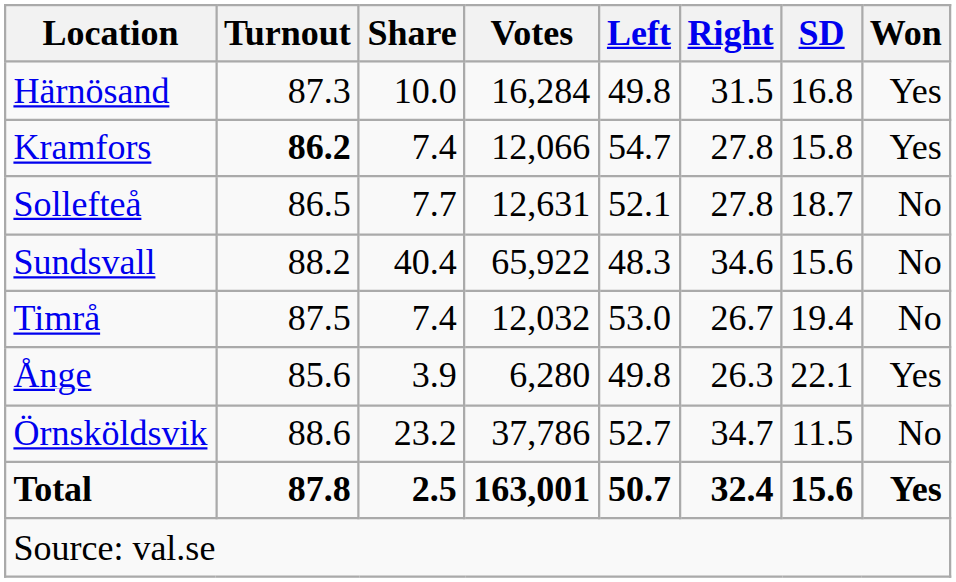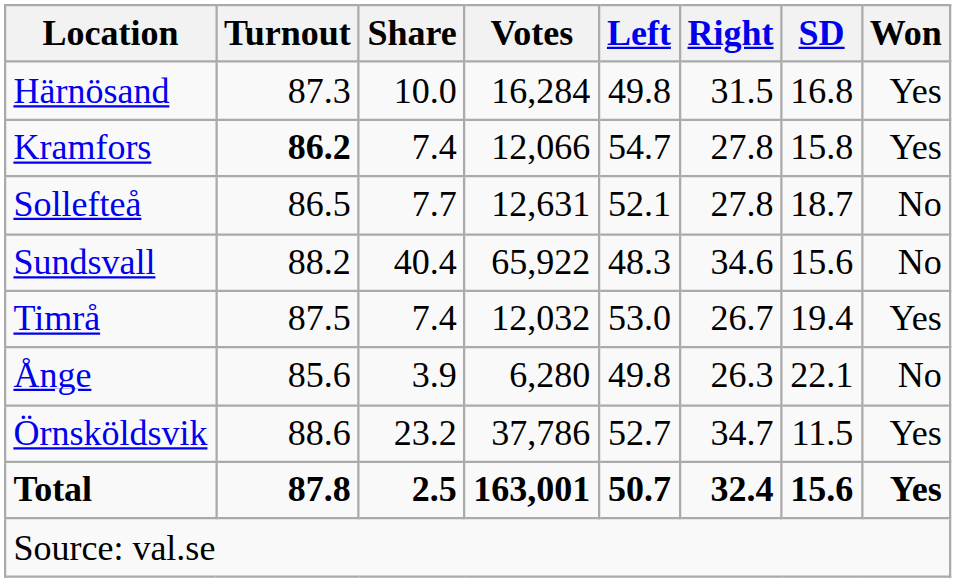(920, 318) No -> (916, 318) Yes
(916, 375) Yes -> (920, 375) No
(920, 432) No -> (916, 432) Yes
